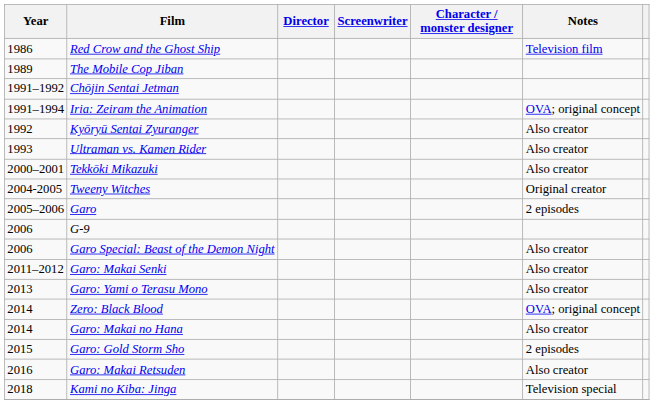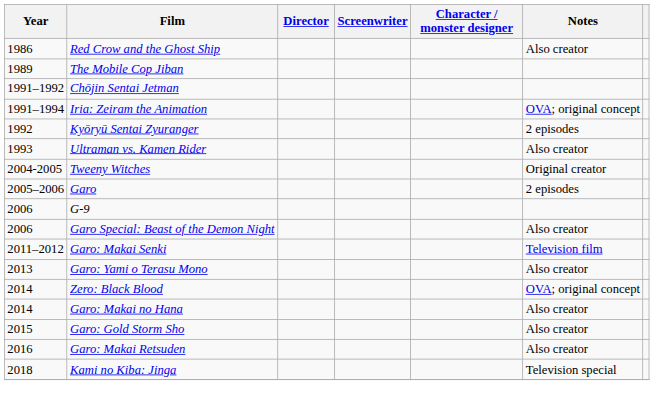(564, 48) Television film -> (557, 48) Also creator
(557, 128) Also creator -> (552, 128) 2 episodes
- row: (114, 169)
(557, 269) Also creator -> (564, 249) Television film
(552, 349) 2 episodes -> (557, 329) Also creator
